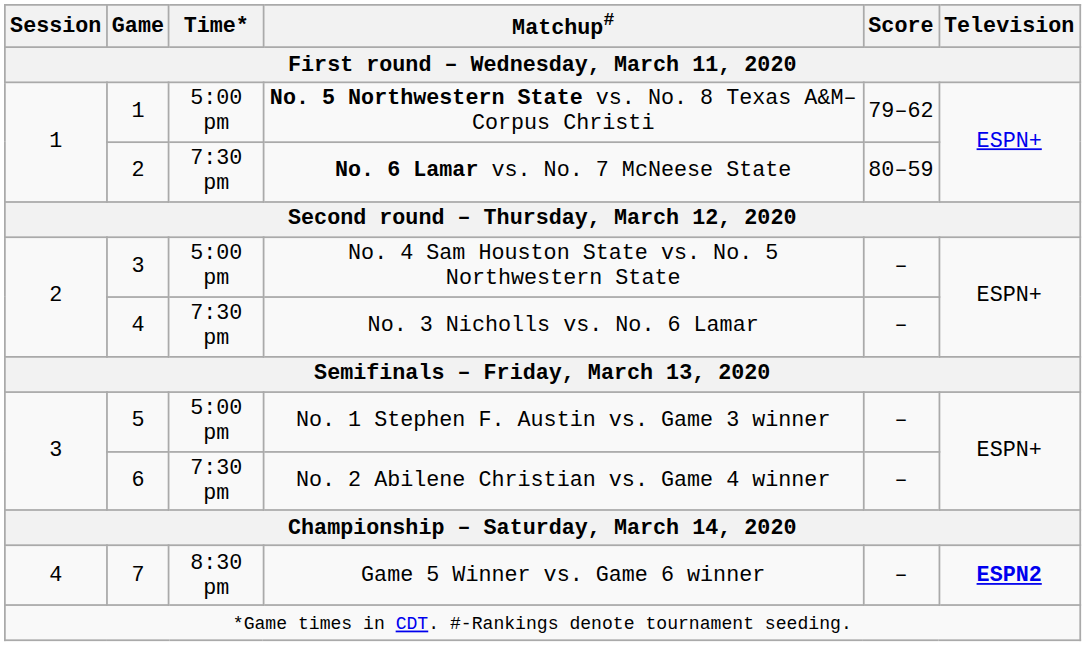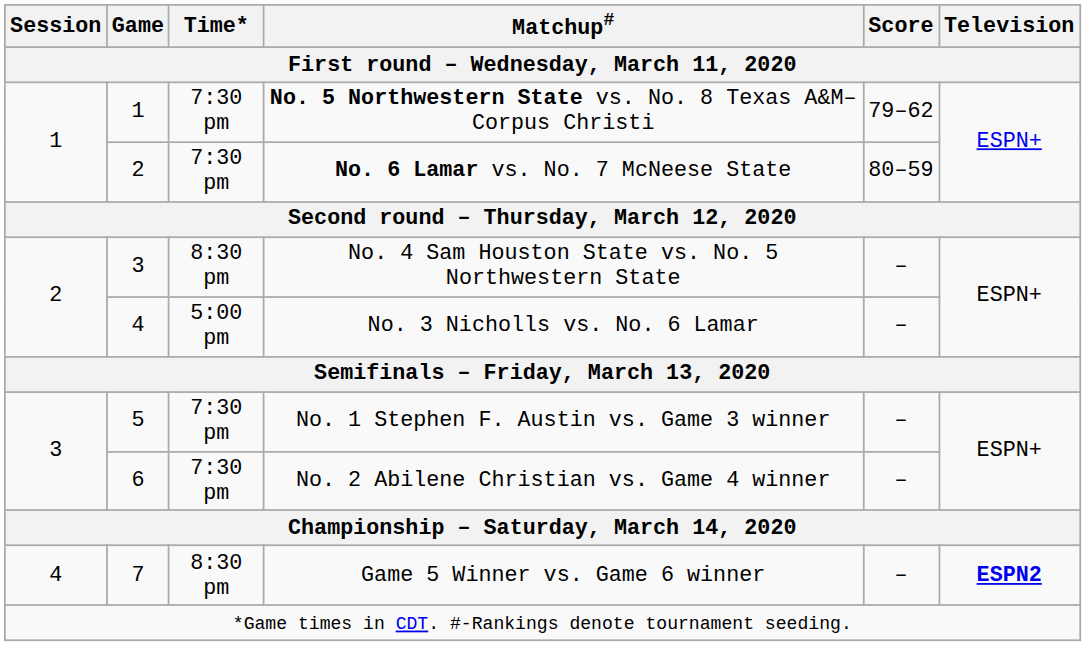(216, 113) 5:00 pm -> (216, 113) 7:30 pm
(216, 267) 5:00 pm -> (216, 267) 8:30 pm
(216, 327) 7:30 pm -> (216, 327) 5:00 pm
(216, 422) 5:00 pm -> (216, 422) 7:30 pm
